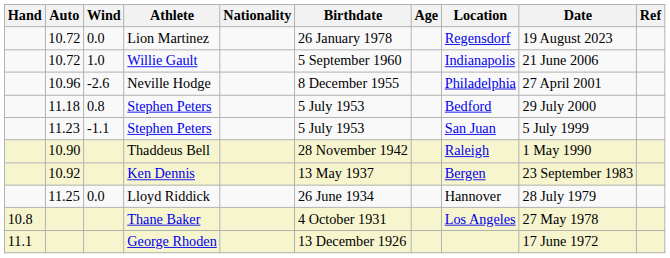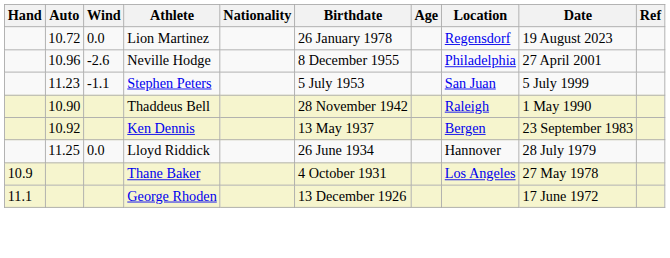- row: (64, 60)
- row: (64, 106)
(20, 219) 10.8 -> (20, 173) 10.9
